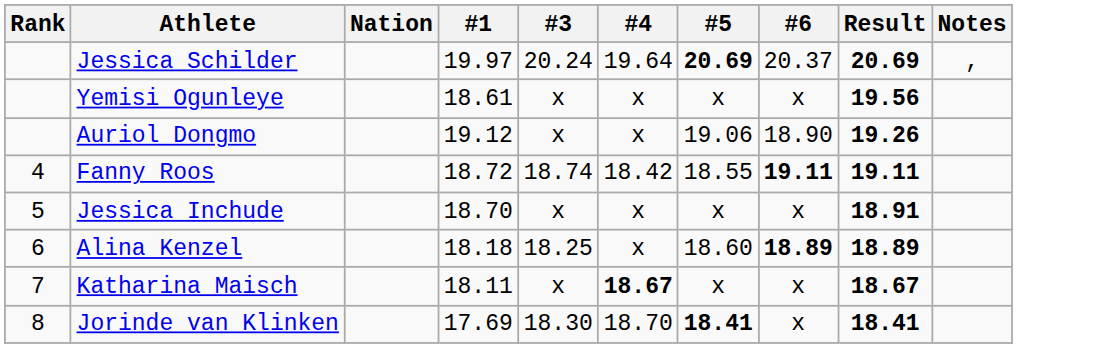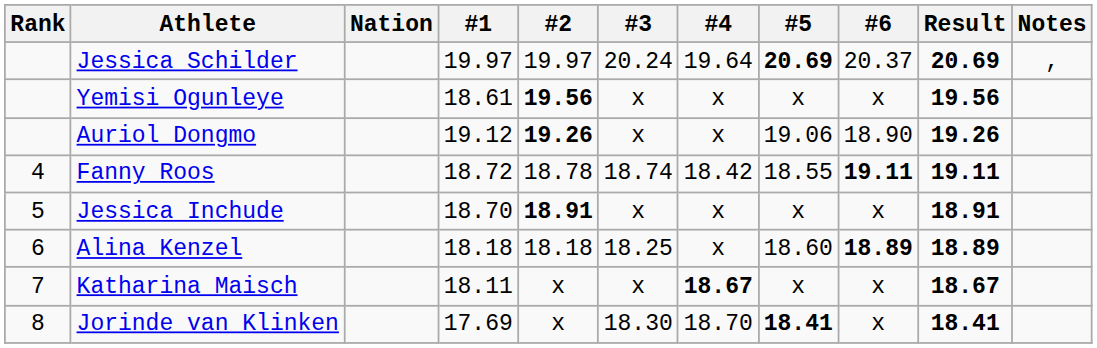+ column: (558, 24)
